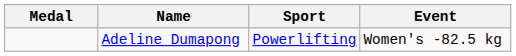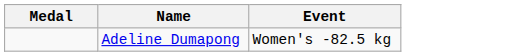- column: (305, 16)
